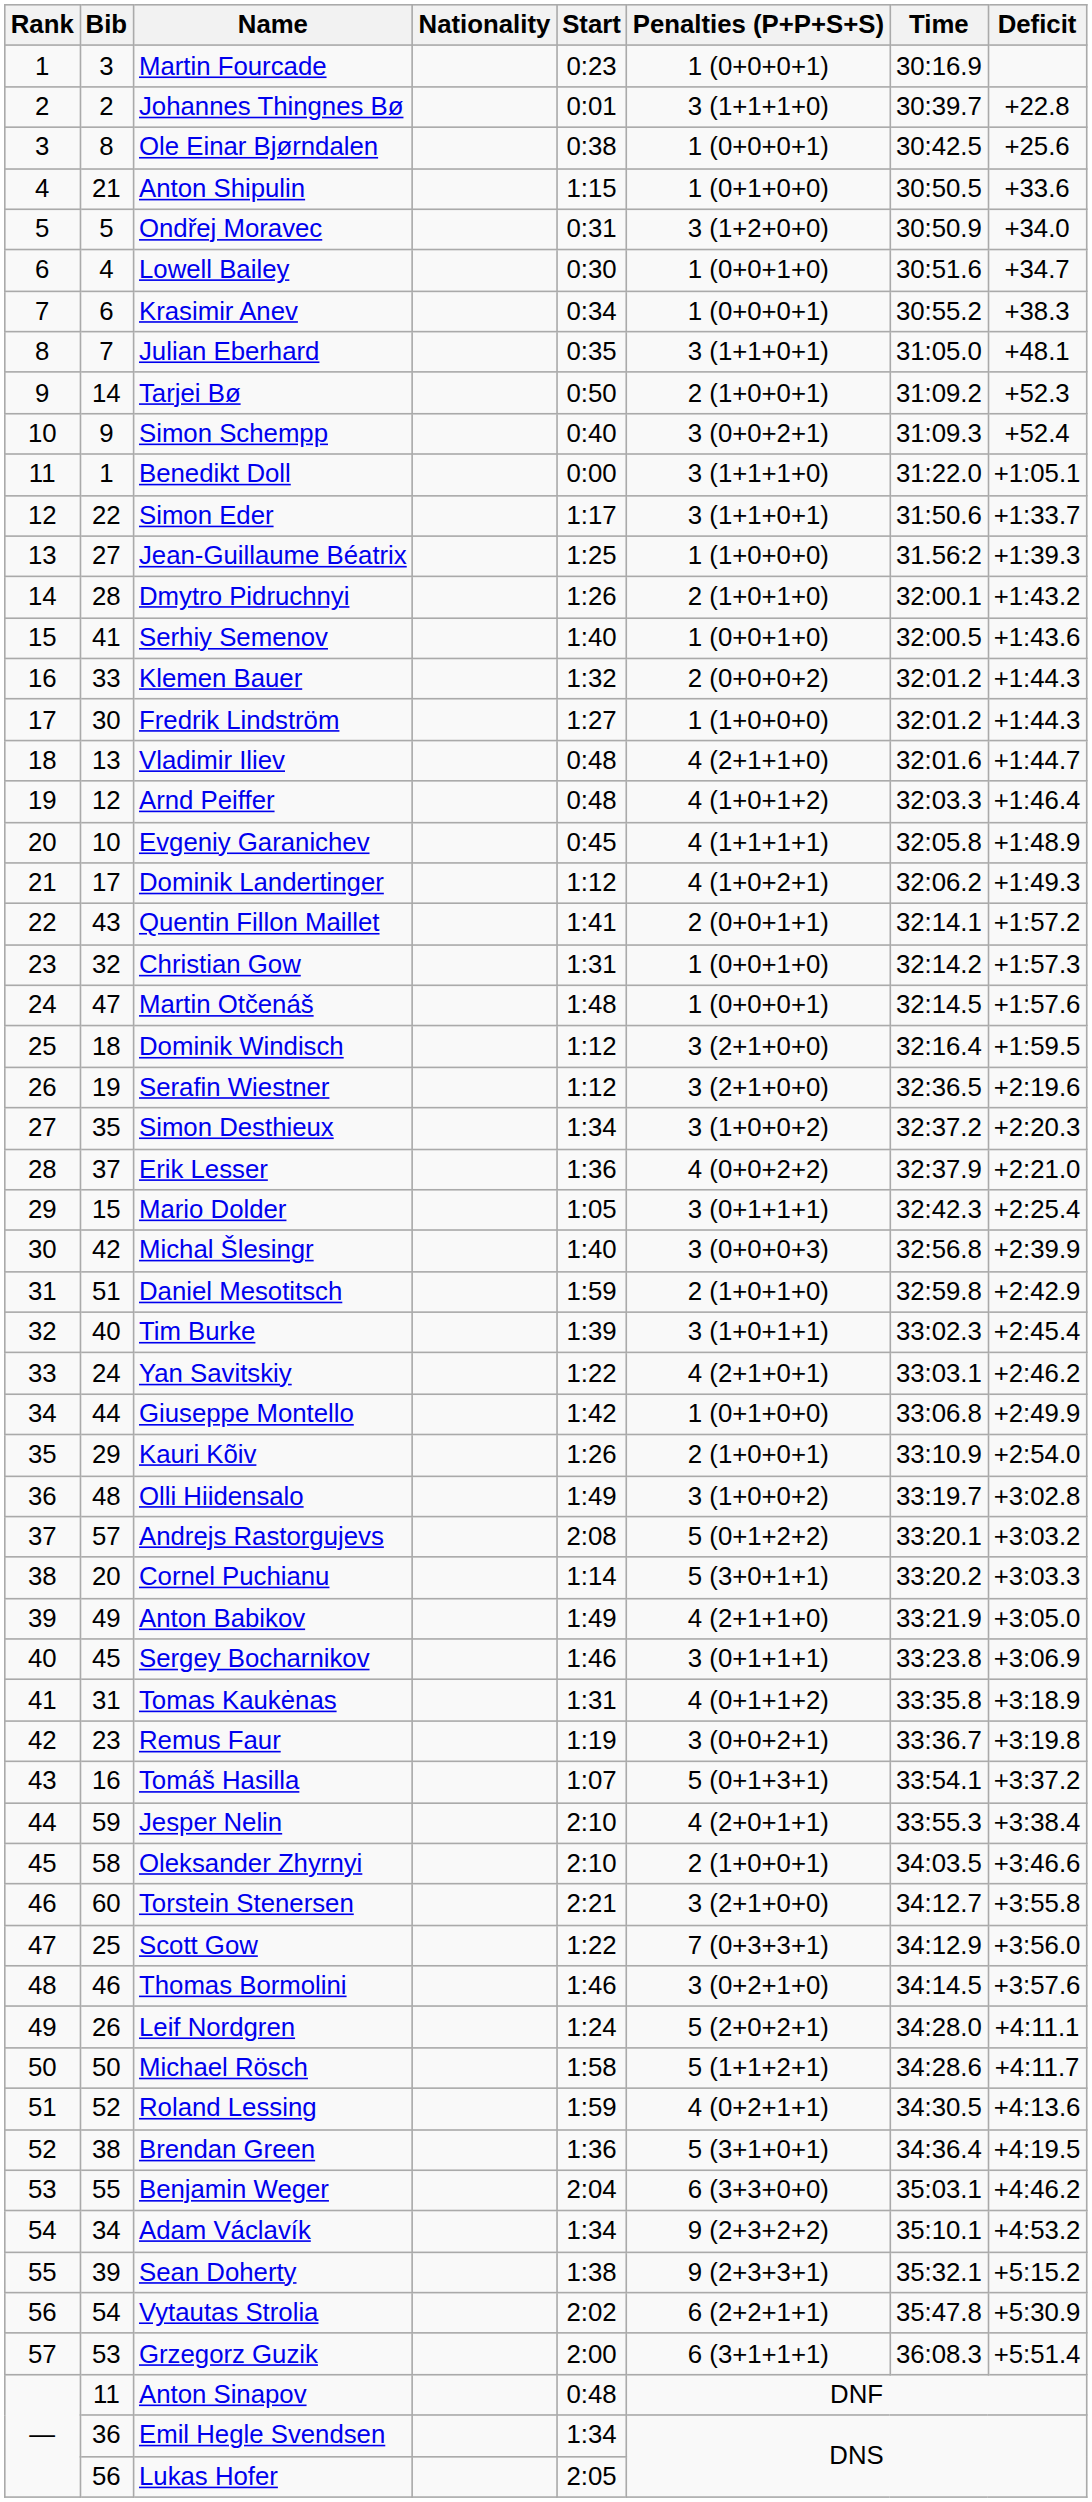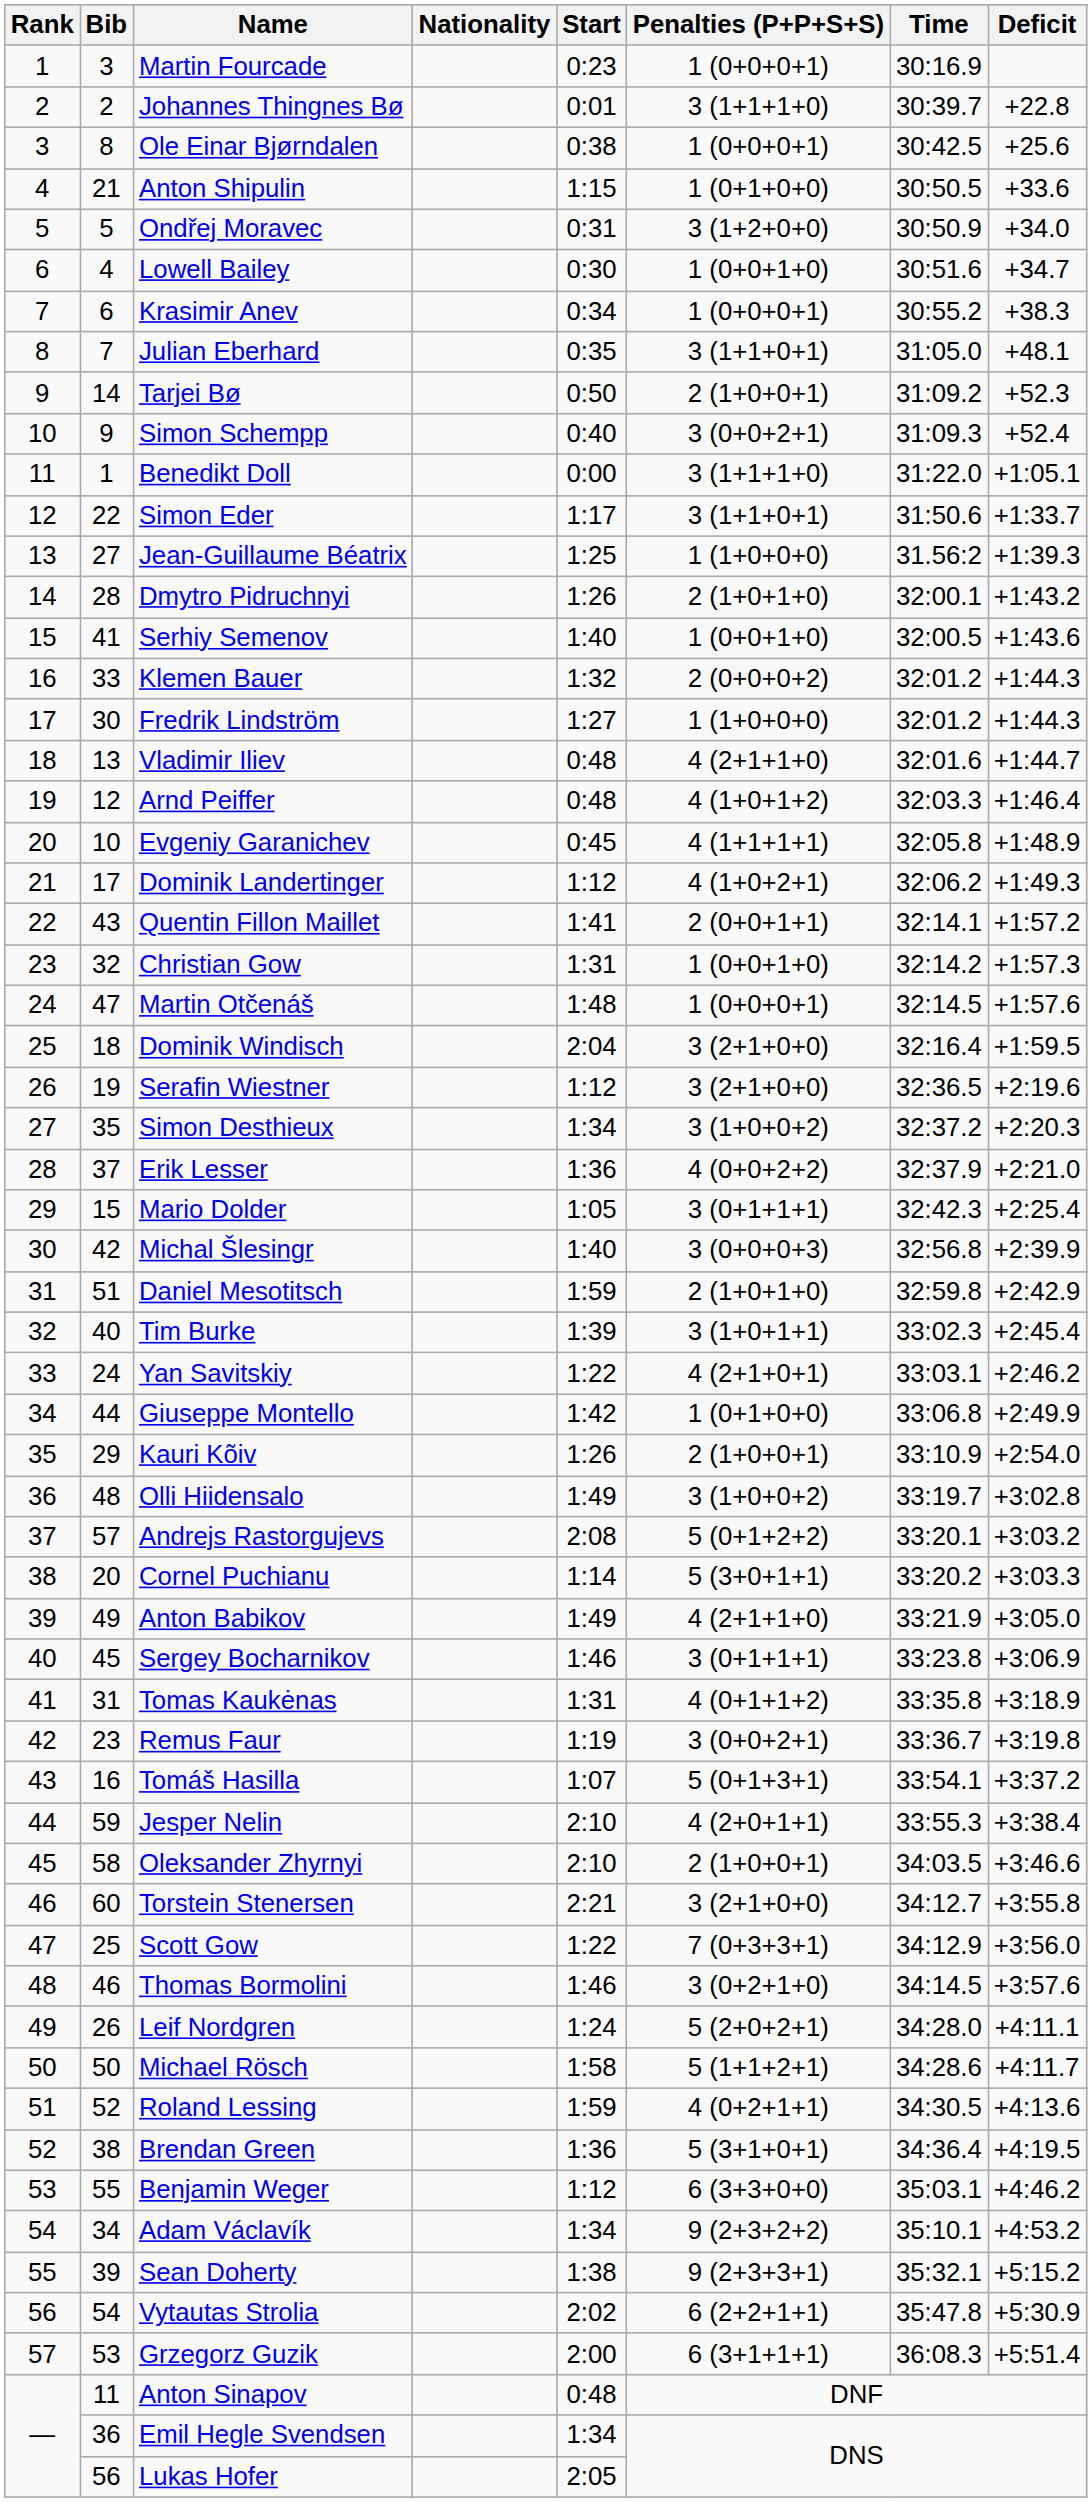(592, 1046) 1:12 -> (592, 1046) 2:04
(592, 2190) 2:04 -> (592, 2190) 1:12
